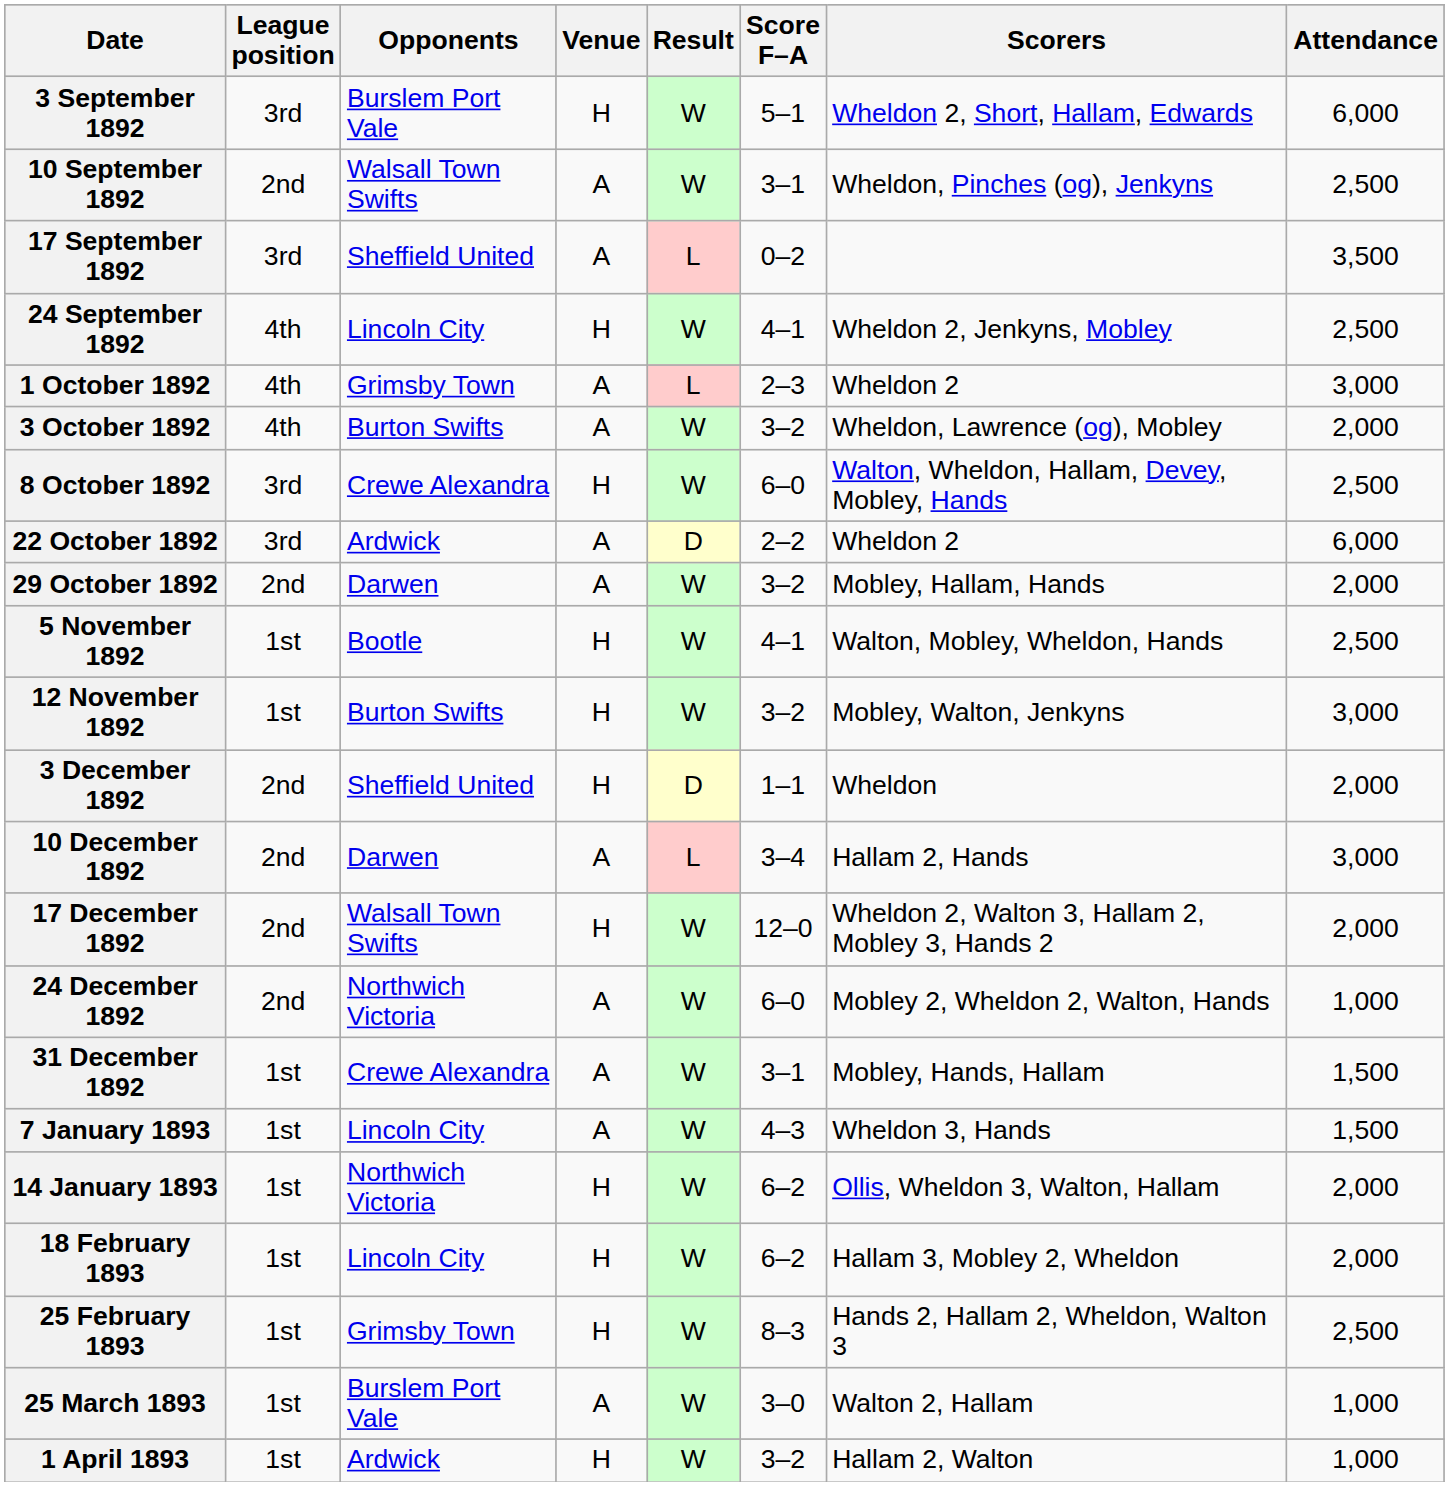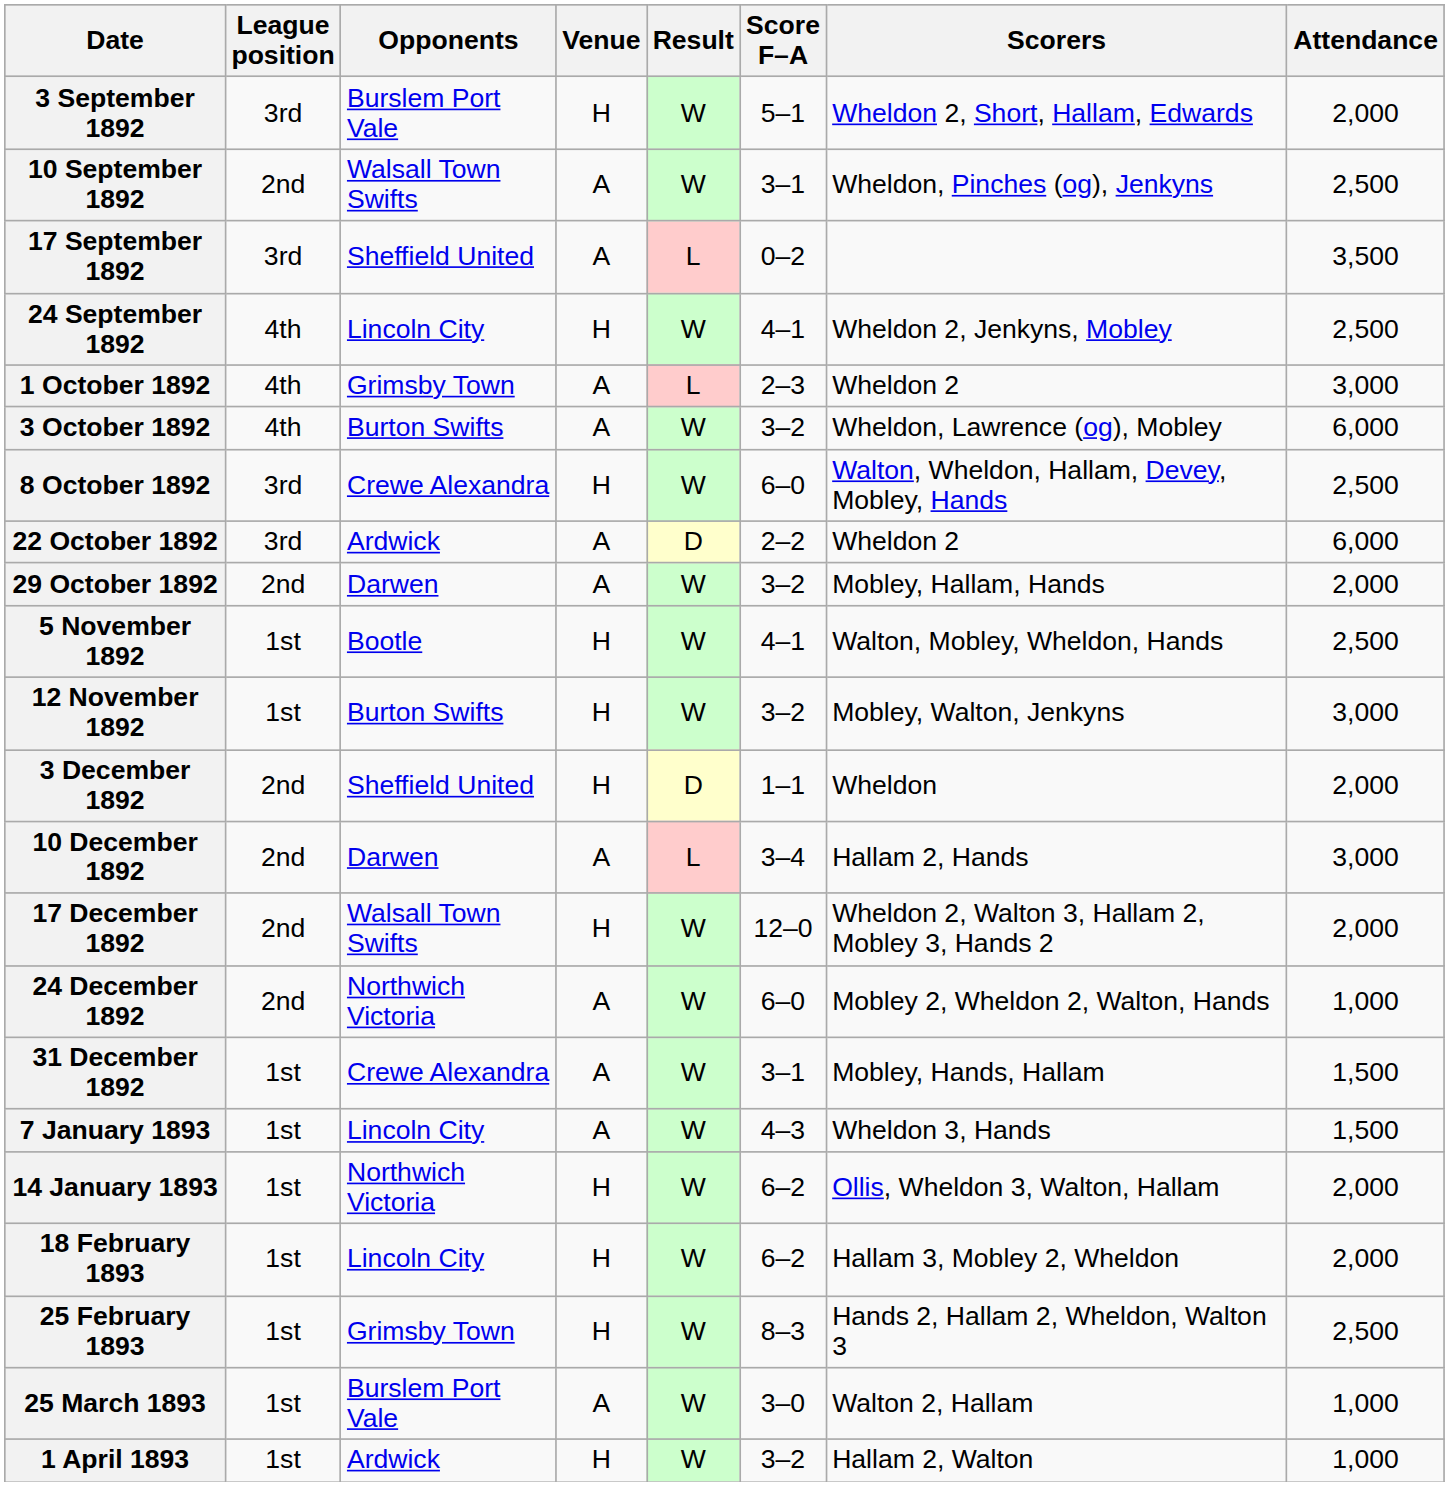(1366, 112) 6,000 -> (1366, 112) 2,000
(1366, 427) 2,000 -> (1366, 427) 6,000
